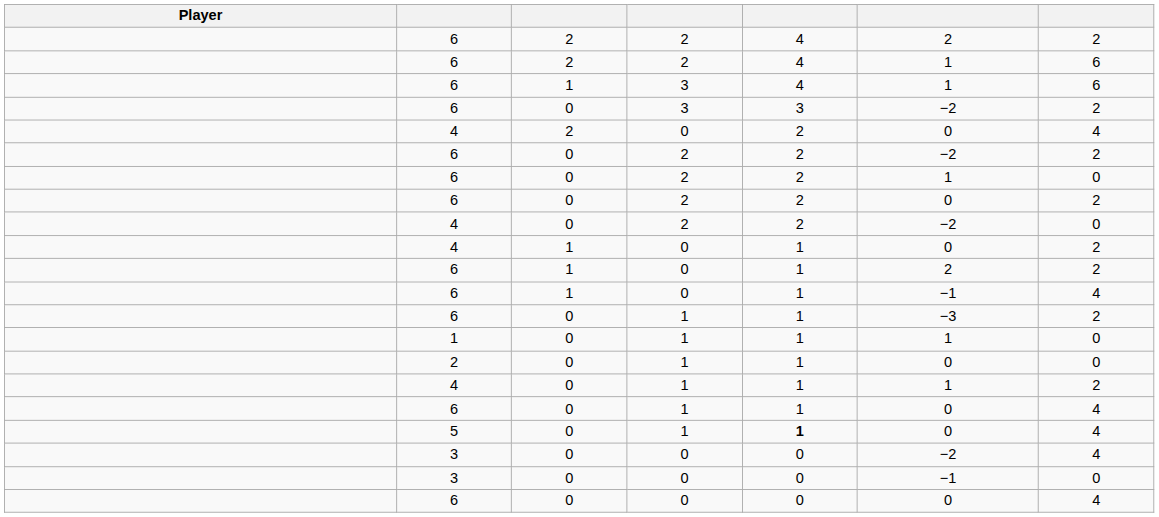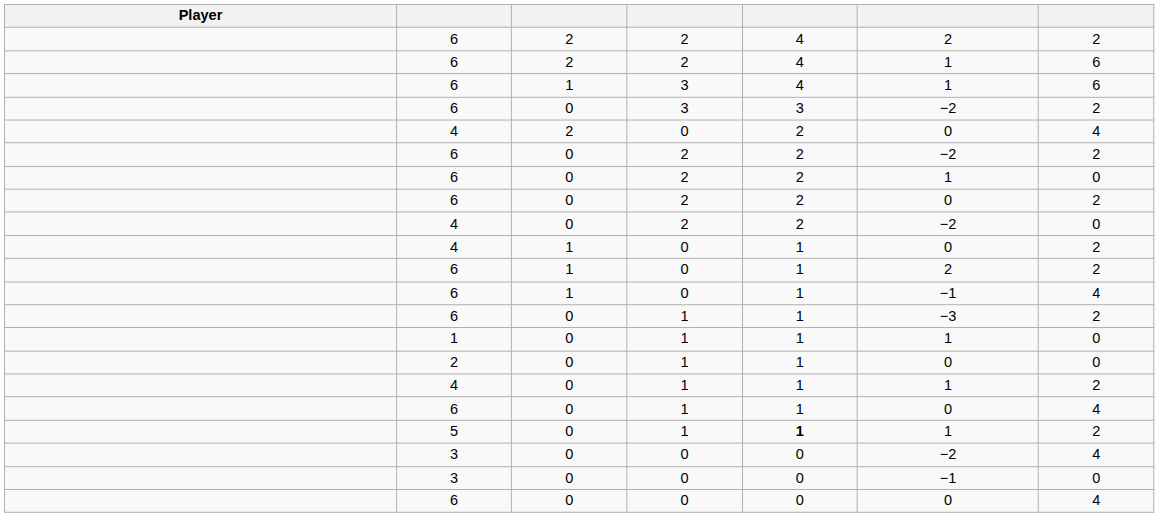(948, 431) 0 -> (948, 431) 1
(1096, 431) 4 -> (1096, 431) 2
